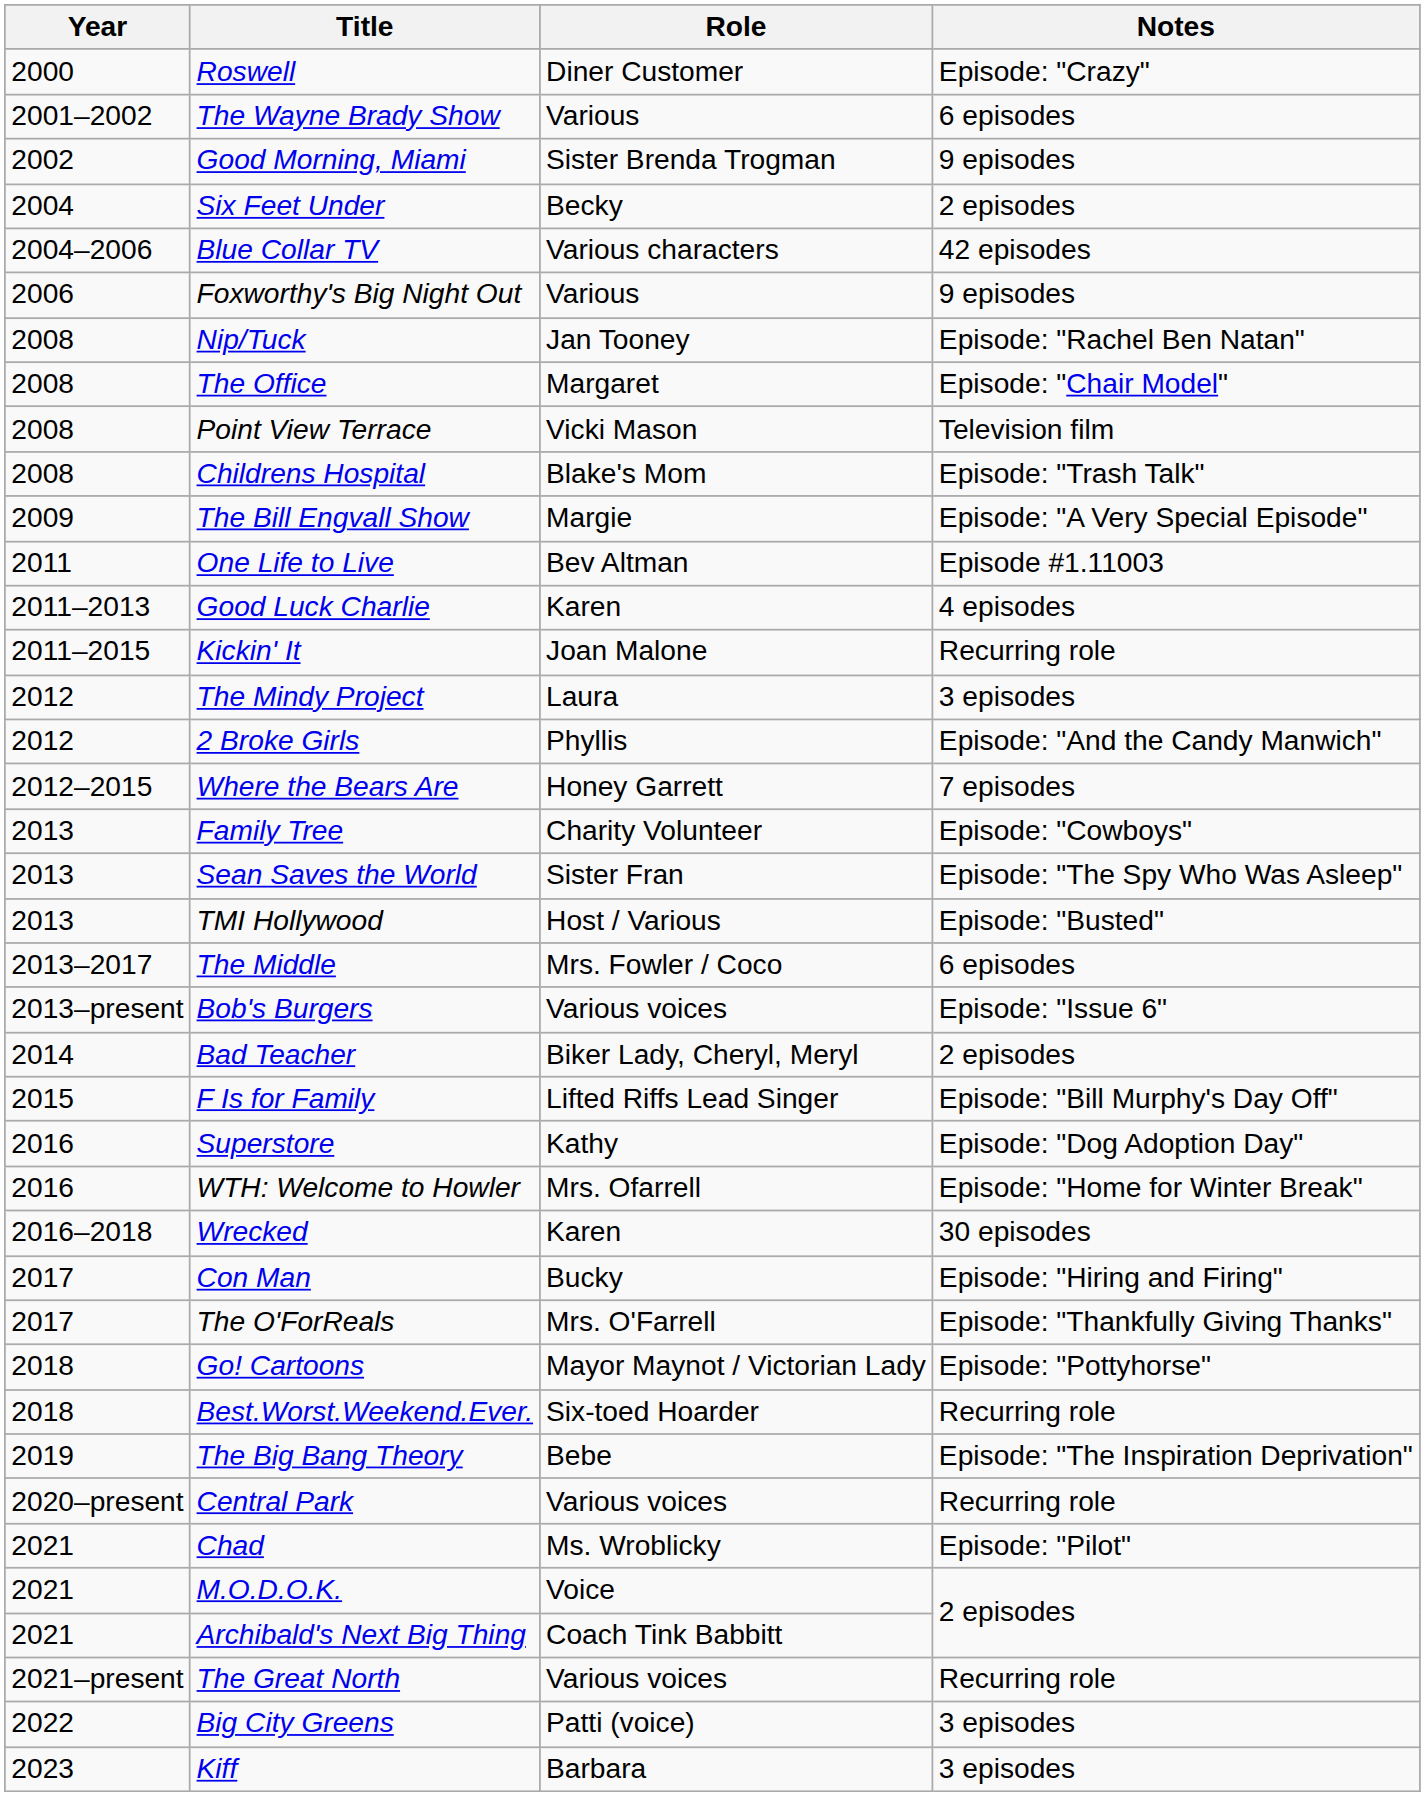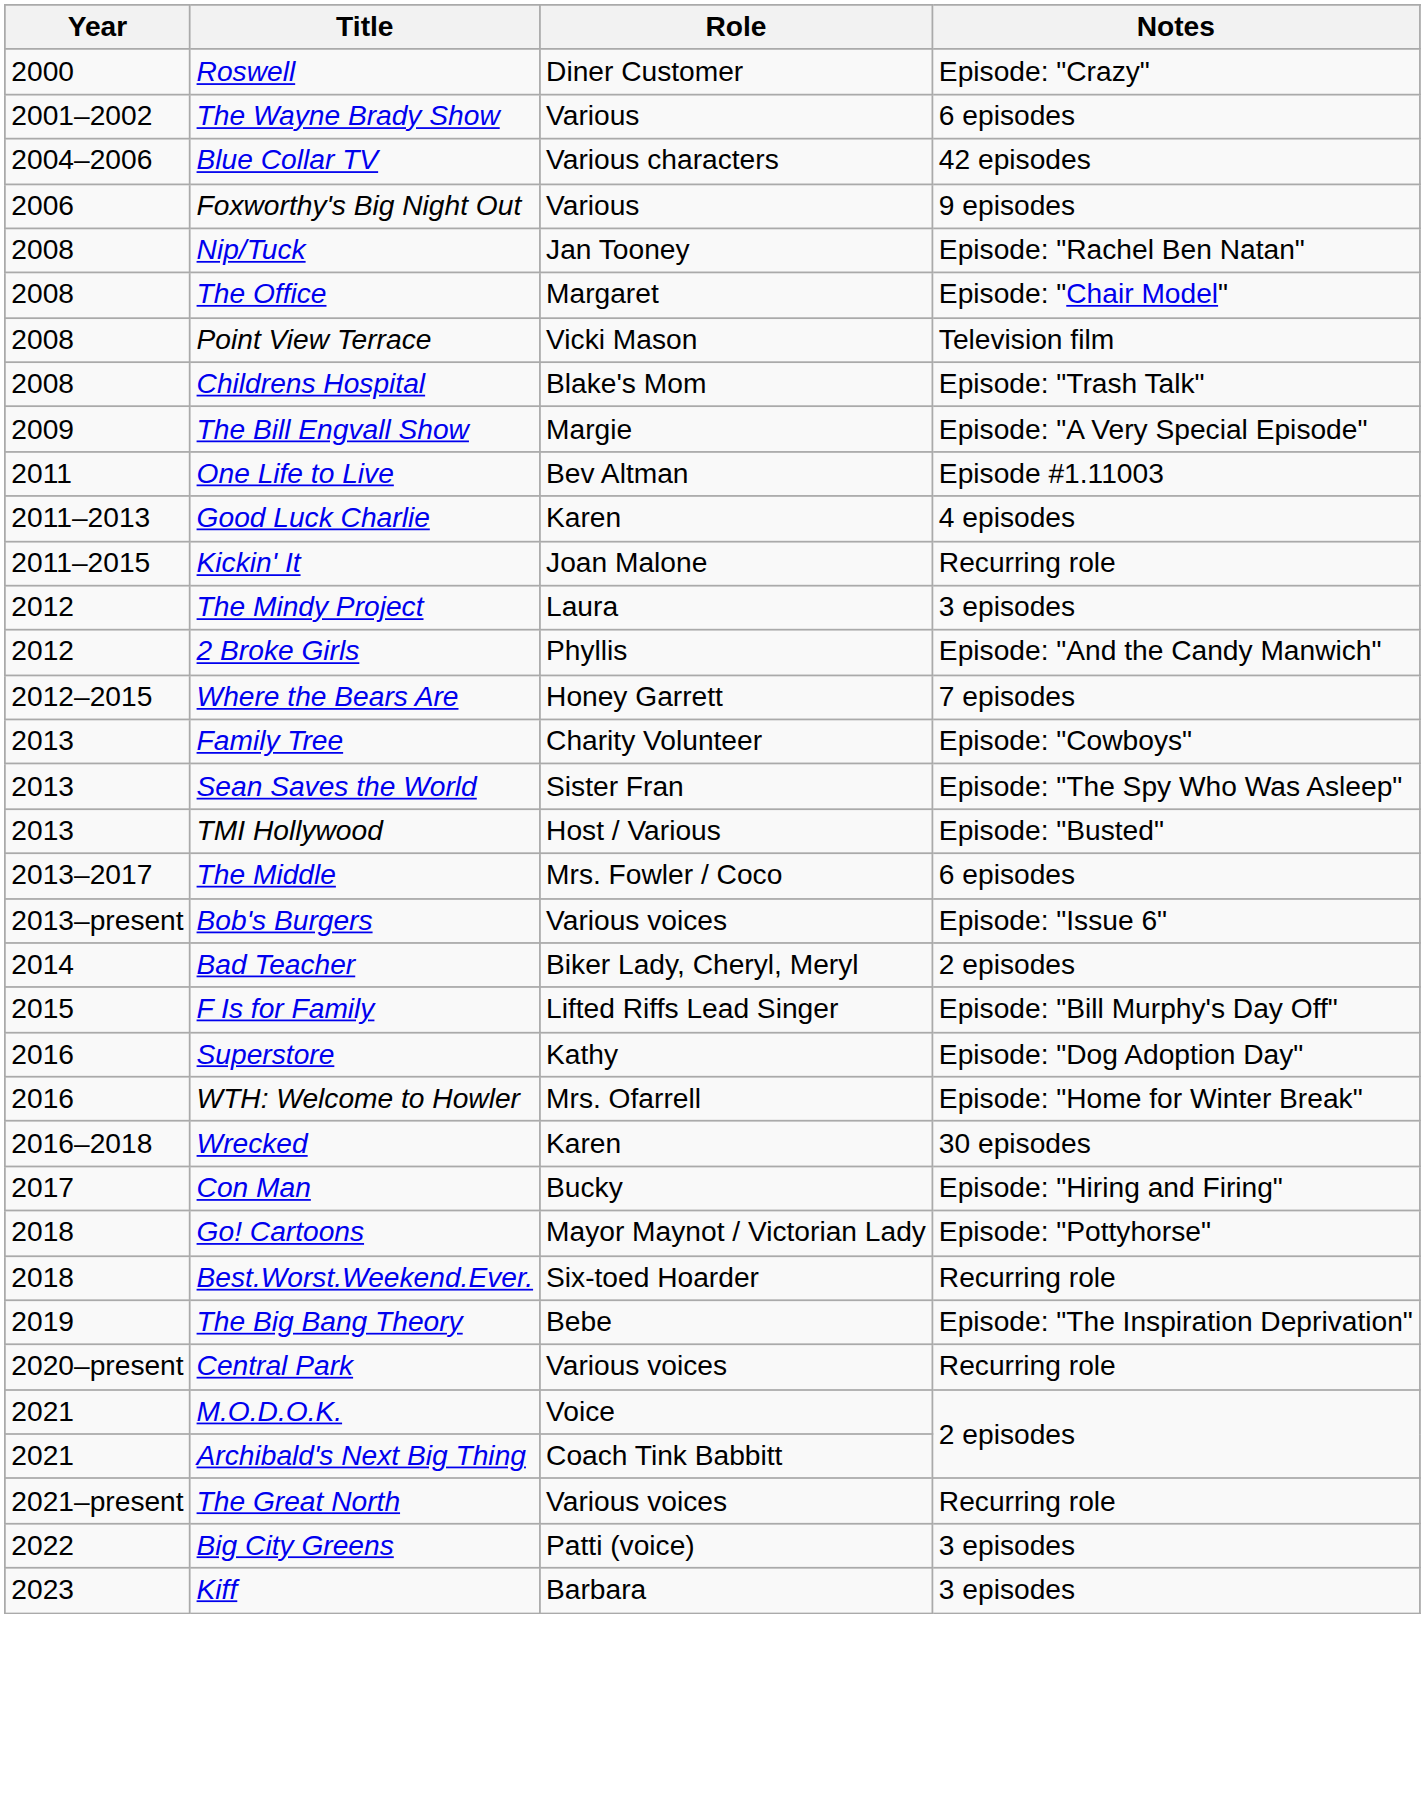- row: (331, 160)
- row: (290, 205)
- row: (296, 1321)
- row: (230, 1545)
